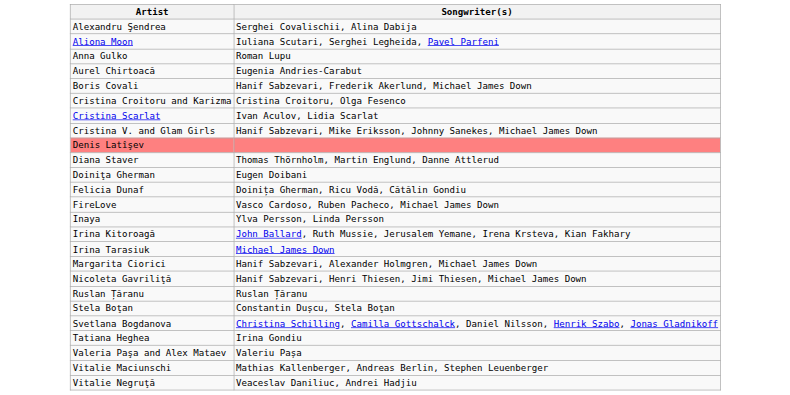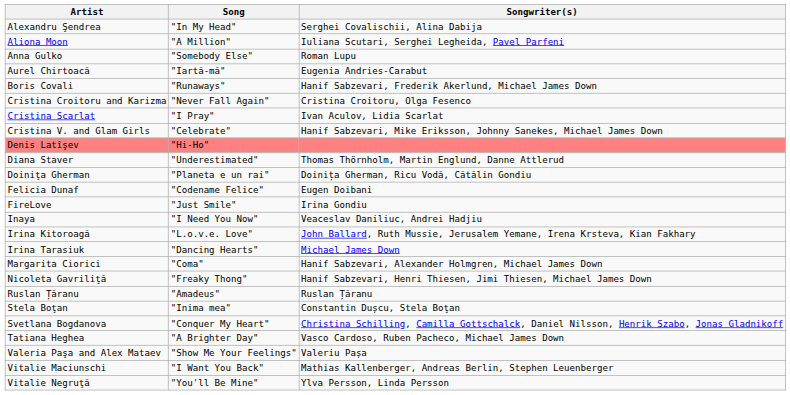+ column: (234, 12)
(272, 175) Eugen Doibani -> (416, 175) Doinița Gherman, Ricu Vodă, Cătălin Gondiu
(351, 190) Doinița Gherman, Ricu Vodă, Cătălin Gondiu -> (337, 190) Eugen Doibani
(367, 205) Vasco Cardoso, Ruben Pacheco, Michael James Down -> (334, 205) Irina Gondiu
(310, 219) Ylva Persson, Linda Persson -> (391, 219) Veaceslav Daniliuc, Andrei Hadjiu
(269, 338) Irina Gondiu -> (433, 338) Vasco Cardoso, Ruben Pacheco, Michael James Down
(326, 383) Veaceslav Daniliuc, Andrei Hadjiu -> (375, 383) Ylva Persson, Linda Persson
